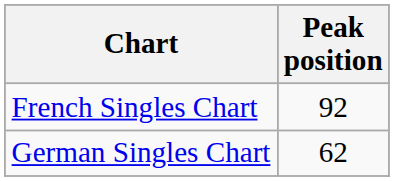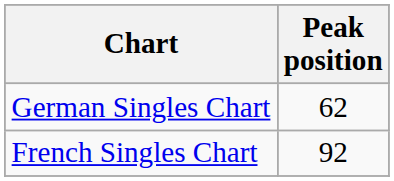rows swapped: (141, 152) <-> (135, 106)
